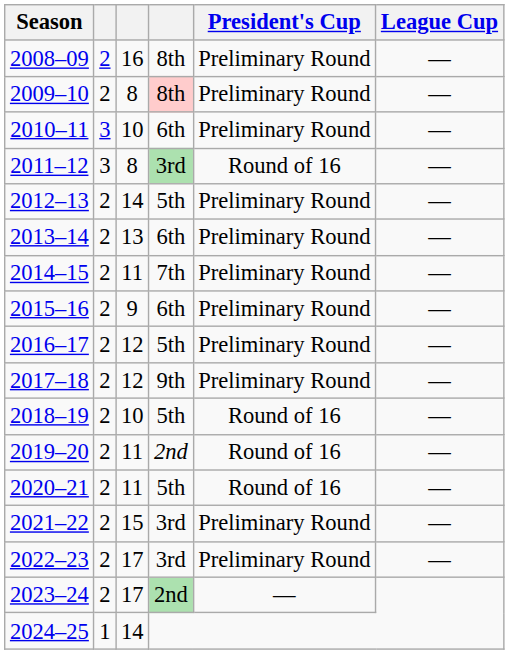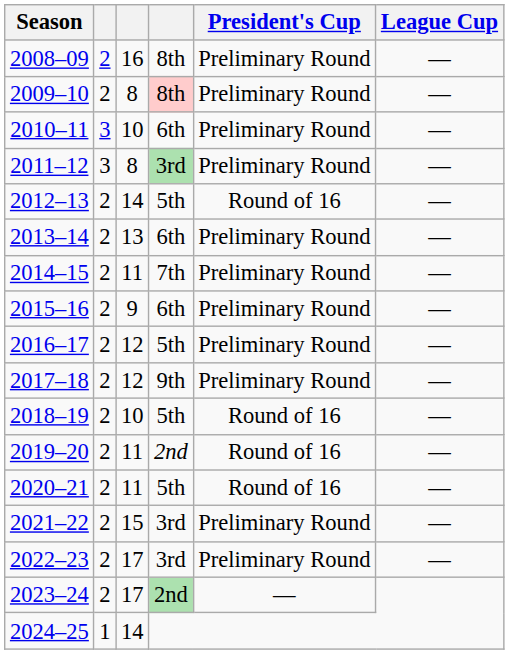(284, 165) Round of 16 -> (284, 165) Preliminary Round
(284, 201) Preliminary Round -> (284, 201) Round of 16
